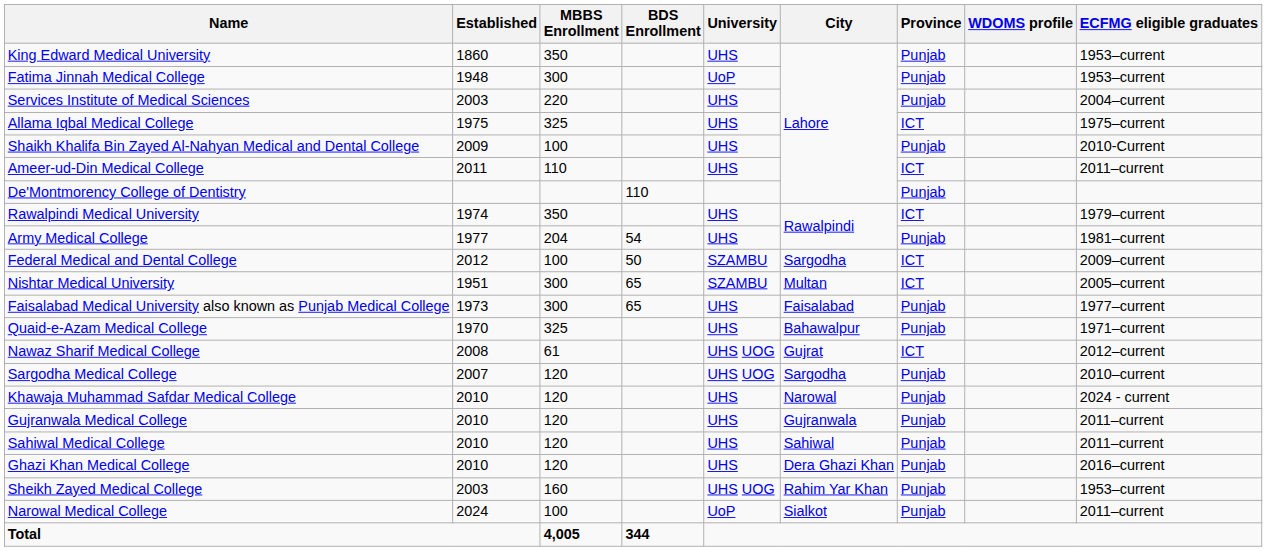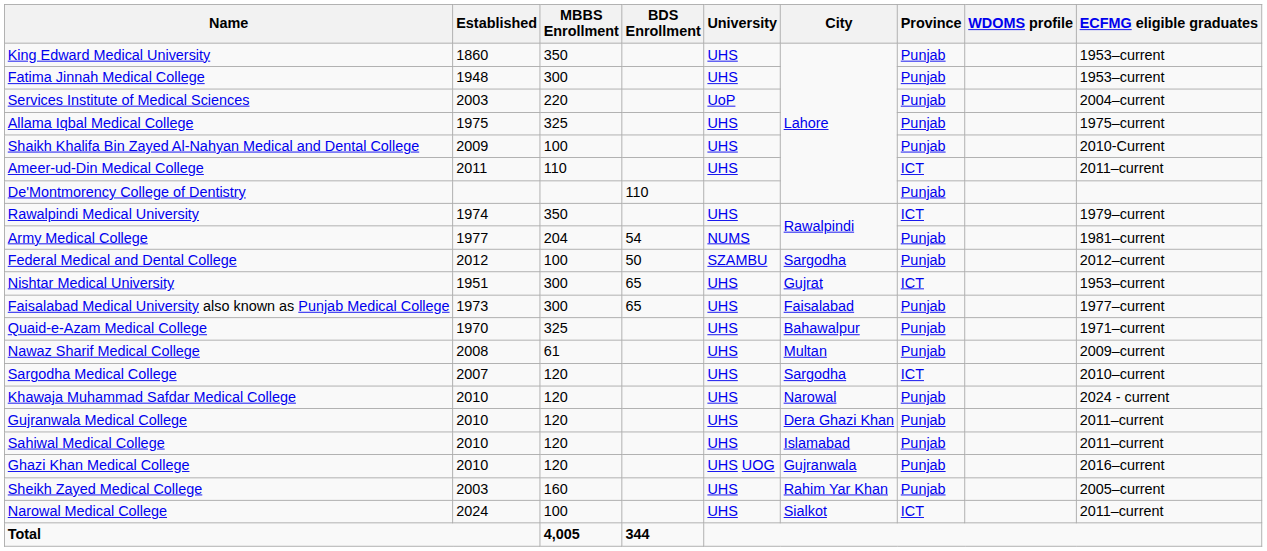(721, 77) UoP -> (723, 77) UHS
(723, 100) UHS -> (721, 100) UoP
(912, 123) ICT -> (923, 123) Punjab
(723, 237) UHS -> (729, 237) NUMS
(912, 260) ICT -> (923, 260) Punjab
(1122, 260) 2009–current -> (1122, 260) 2012–current
(737, 283) SZAMBU -> (723, 283) UHS
(805, 283) Multan -> (803, 283) Gujrat
(1122, 283) 2005–current -> (1122, 283) 1953–current
(741, 351) UHS UOG -> (723, 351) UHS
(803, 351) Gujrat -> (805, 351) Multan
(912, 351) ICT -> (923, 351) Punjab
(1122, 351) 2012–current -> (1122, 351) 2009–current
(741, 374) UHS UOG -> (723, 374) UHS
(923, 374) Punjab -> (912, 374) ICT
(820, 420) Gujranwala -> (839, 420) Dera Ghazi Khan
(809, 443) Sahiwal -> (817, 443) Islamabad
(723, 466) UHS -> (741, 466) UHS UOG
(839, 466) Dera Ghazi Khan -> (820, 466) Gujranwala
(741, 488) UHS UOG -> (723, 488) UHS
(1122, 488) 1953–current -> (1122, 488) 2005–current
(721, 511) UoP -> (723, 511) UHS
(923, 511) Punjab -> (912, 511) ICT
